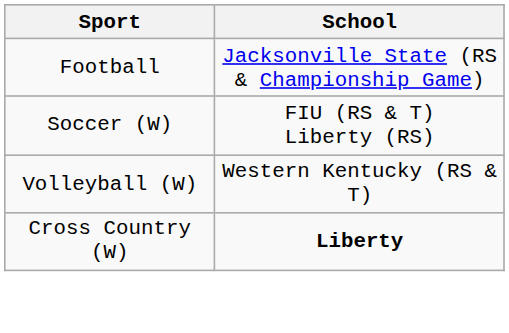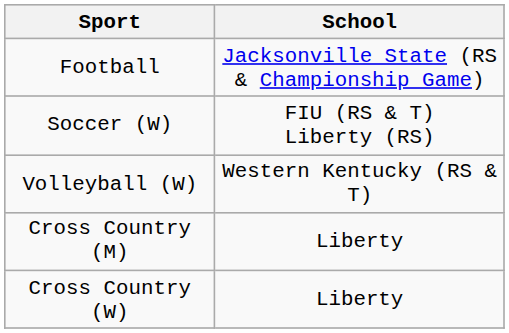+ row: (110, 241)
(360, 241) bold -> (360, 299) normal
